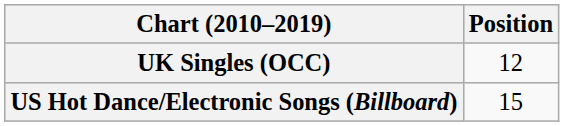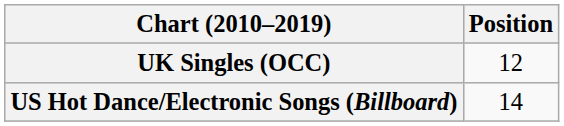(511, 101) 15 -> (511, 101) 14
